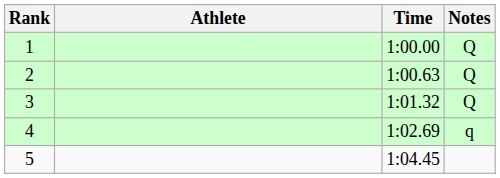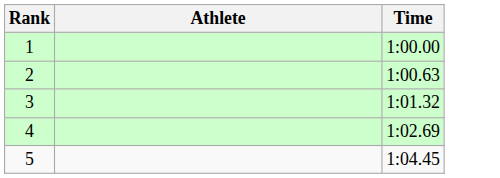- column: (469, 18)
